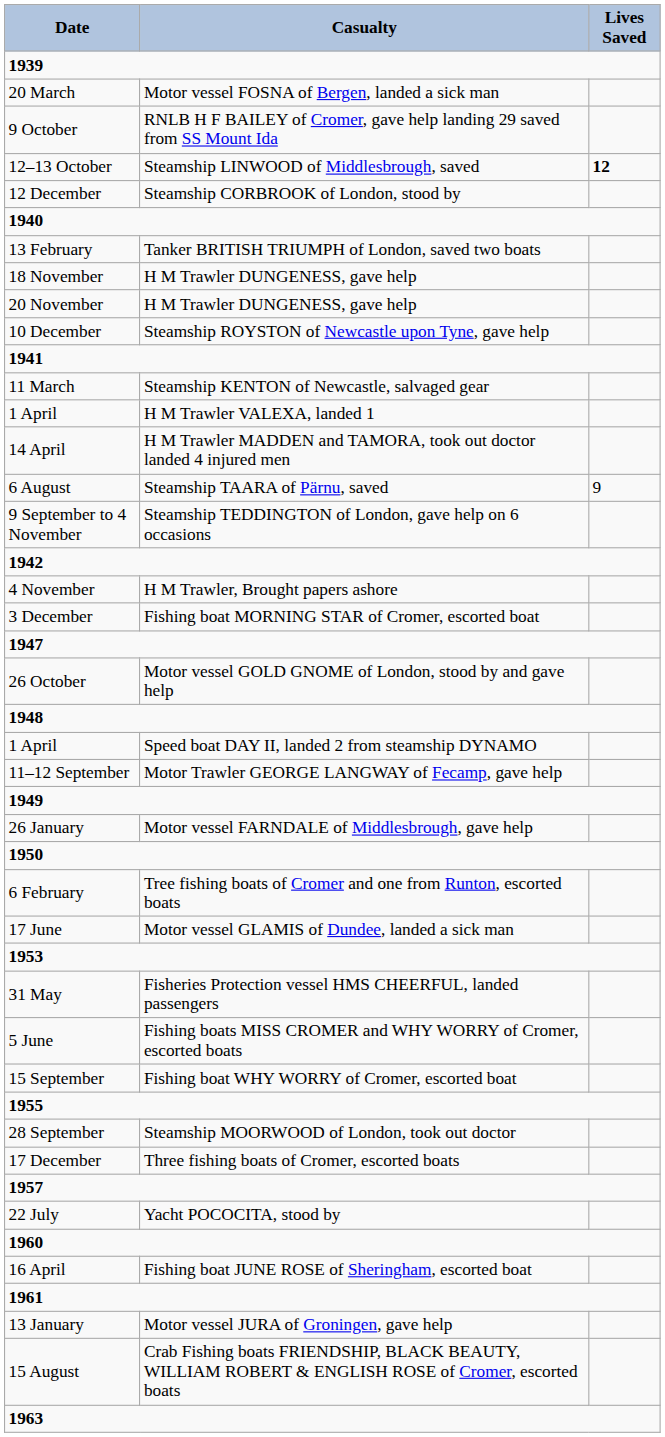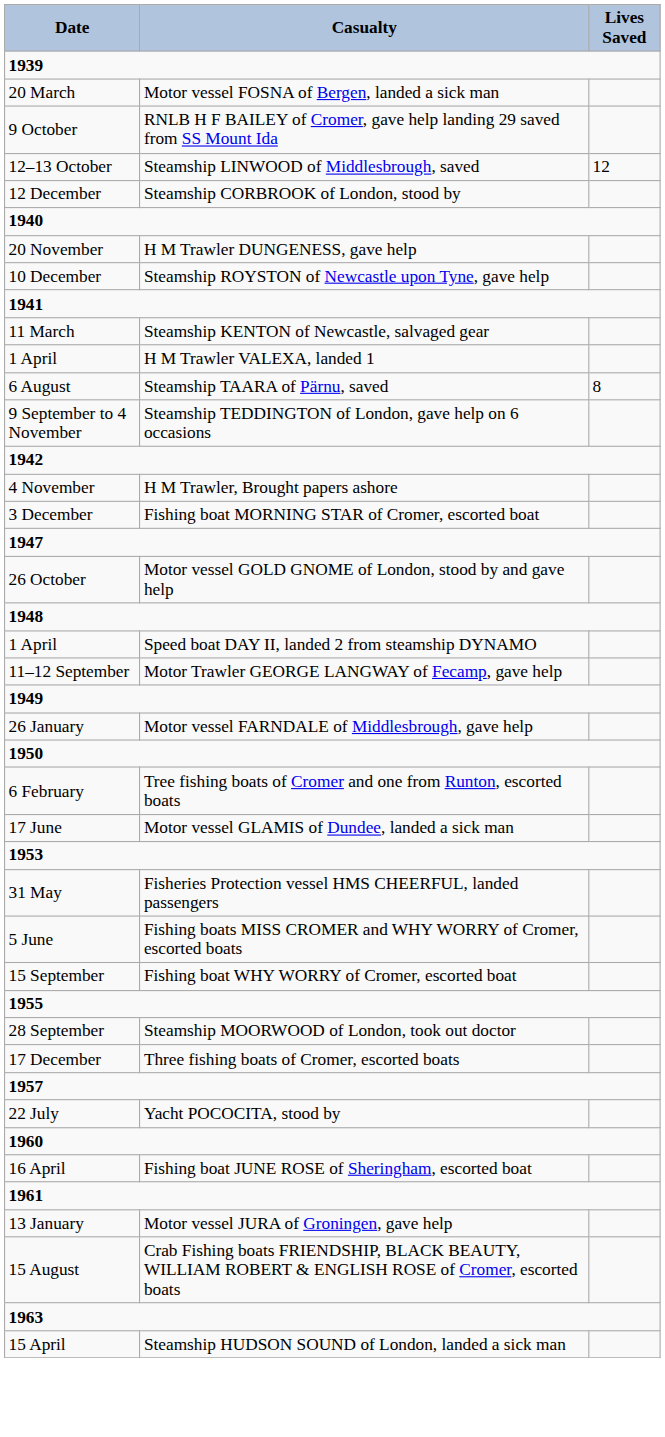(601, 166) bold -> (601, 166) normal
- row: (51, 248)
- row: (56, 276)
- row: (37, 450)
(597, 487) 9 -> (597, 385) 8
+ row: (37, 1344)
